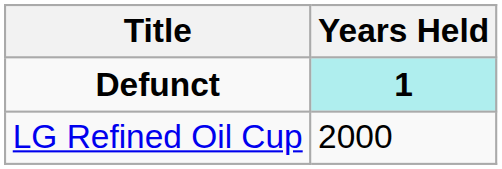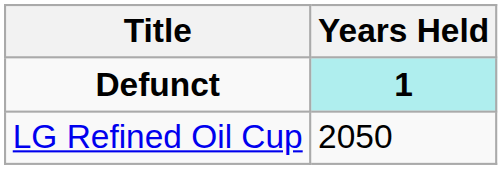(355, 137) 2000 -> (355, 137) 2050
